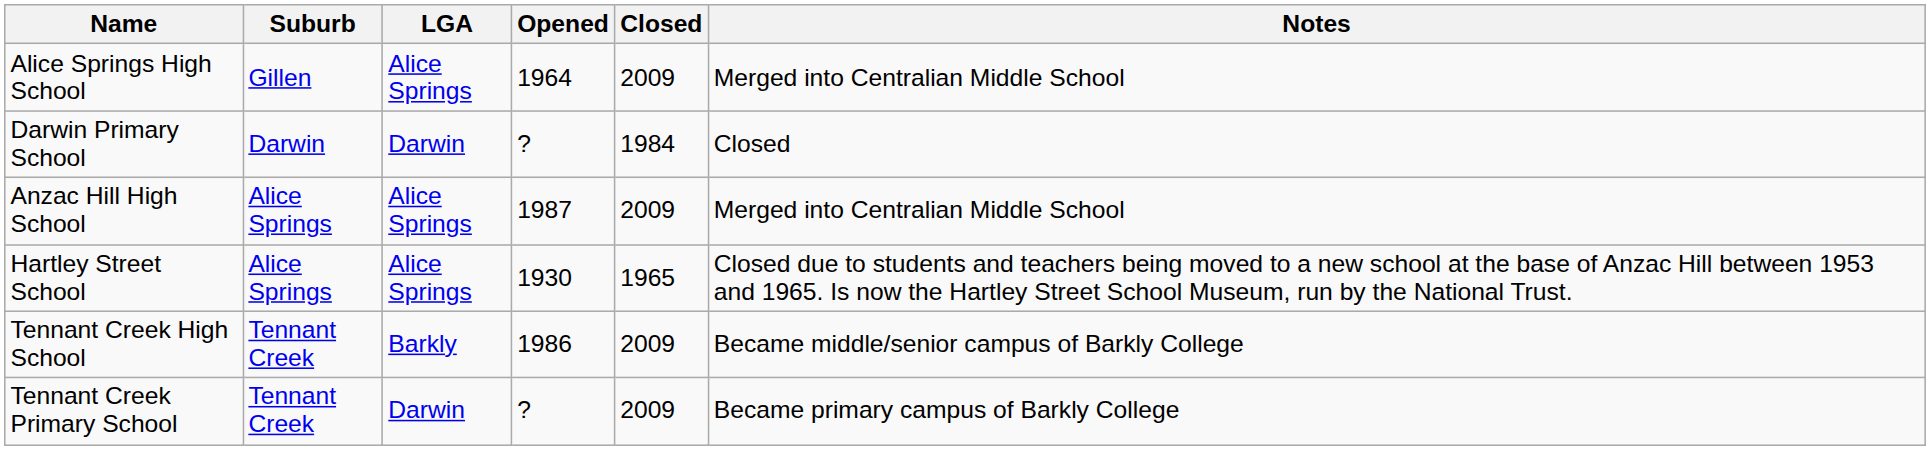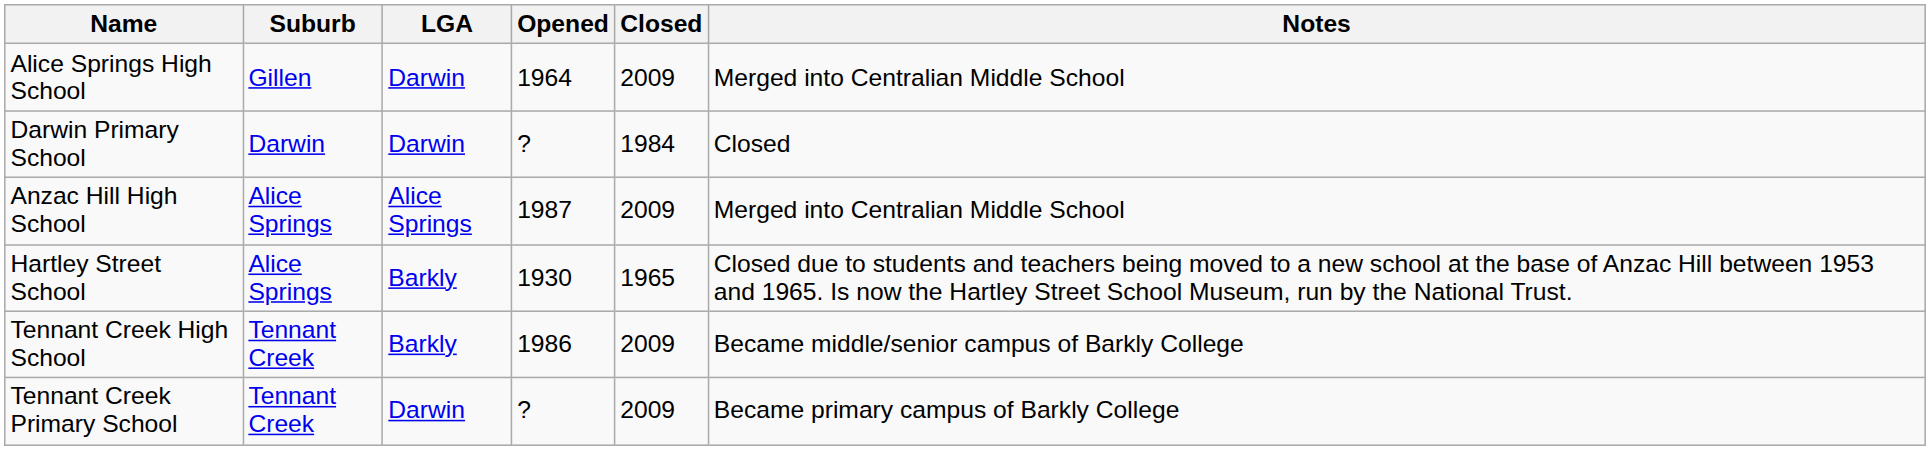(430, 76) Alice Springs -> (427, 76) Darwin
(430, 277) Alice Springs -> (423, 277) Barkly
